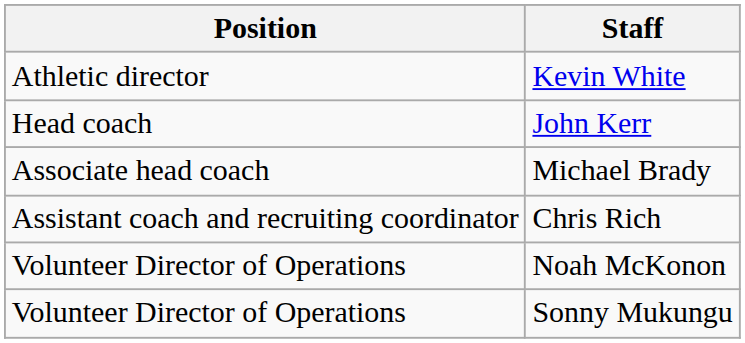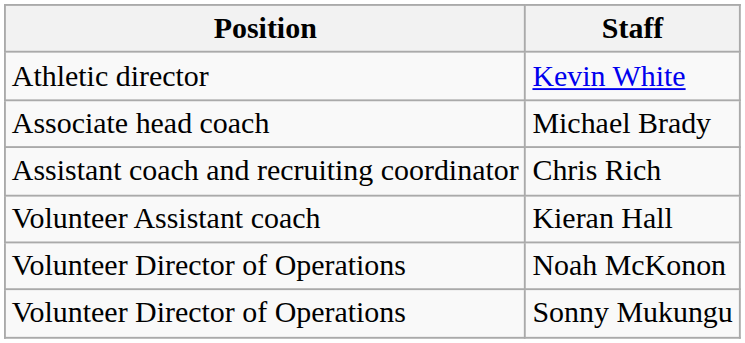- row: (592, 123)
+ row: (603, 218)
